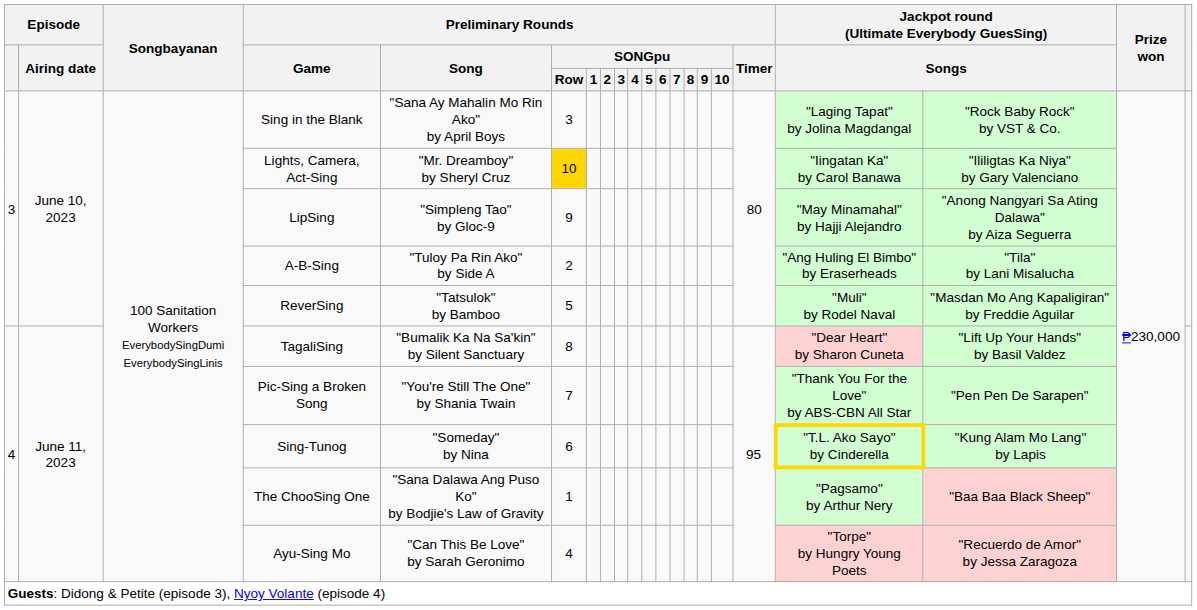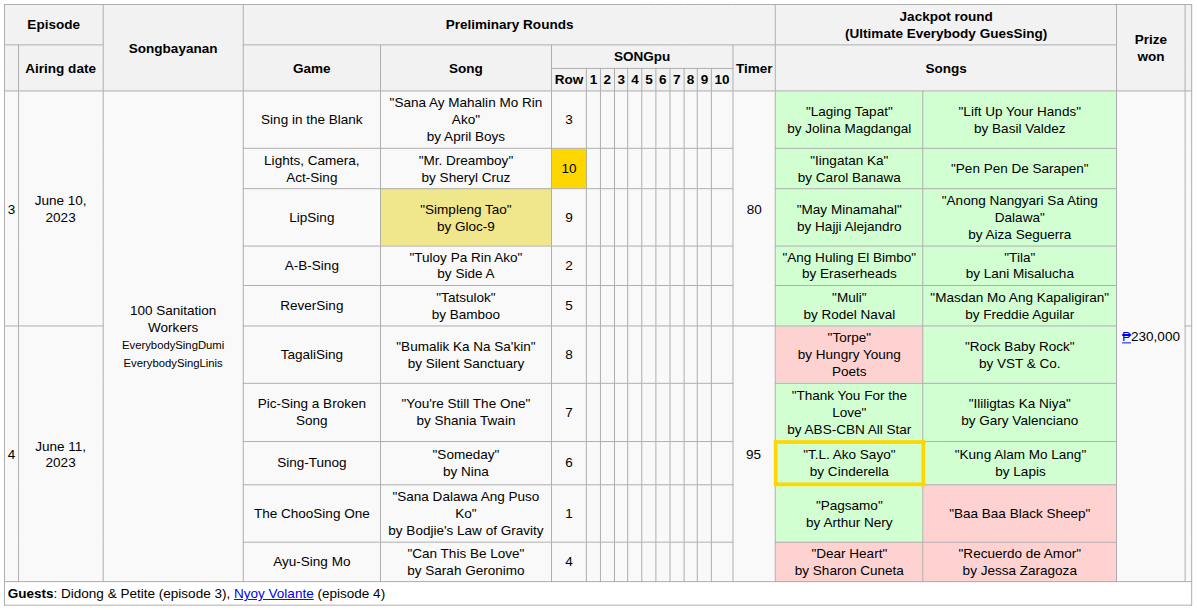(1020, 120) "Rock Baby Rock" by VST & Co. -> (1020, 120) "Lift Up Your Hands" by Basil Valdez
(1020, 169) "Ililigtas Ka Niya" by Gary Valenciano -> (1020, 169) "Pen Pen De Sarapen"
(466, 217) no background -> (466, 217) khaki background
(849, 346) "Dear Heart" by Sharon Cuneta -> (849, 355) "Torpe" by Hungry Young Poets
(1020, 346) "Lift Up Your Hands" by Basil Valdez -> (1020, 355) "Rock Baby Rock" by VST & Co.
(1020, 396) "Pen Pen De Sarapen" -> (1020, 413) "Ililigtas Ka Niya" by Gary Valenciano
(849, 554) "Torpe" by Hungry Young Poets -> (849, 562) "Dear Heart" by Sharon Cuneta
